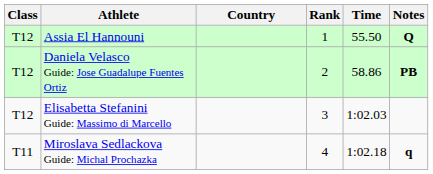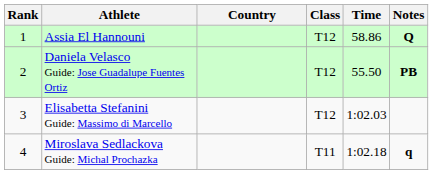columns swapped: (325, 15) <-> (23, 15)
(366, 36) 55.50 -> (366, 36) 58.86
(366, 72) 58.86 -> (366, 72) 55.50
